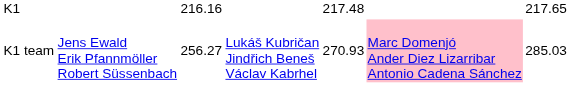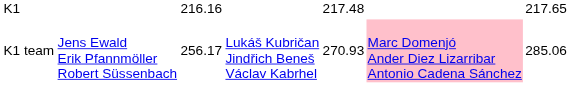(201, 50) 256.27 -> (201, 50) 256.17
(546, 50) 285.03 -> (546, 50) 285.06
